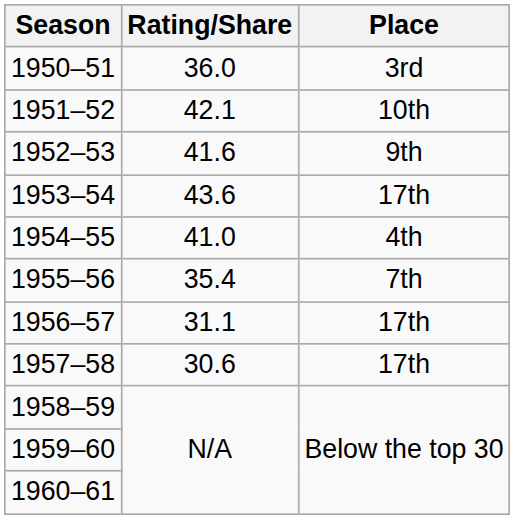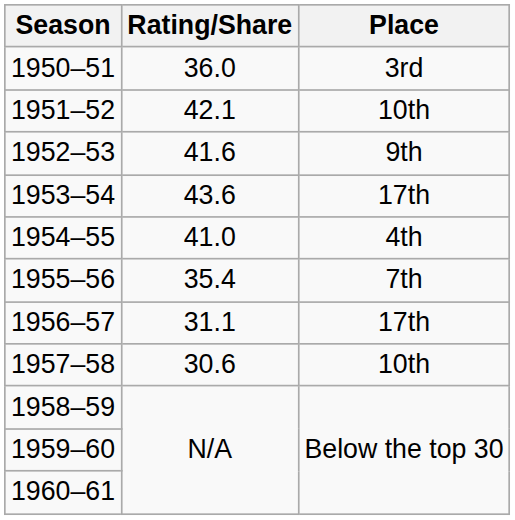(404, 364) 17th -> (404, 364) 10th
